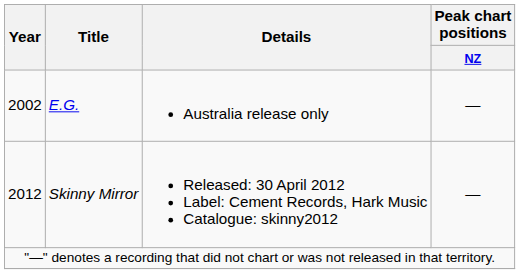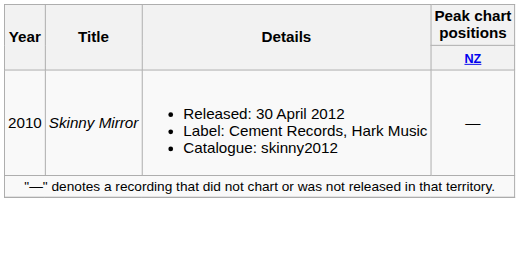- row: (64, 105)
(25, 194) 2012 -> (25, 122) 2010
